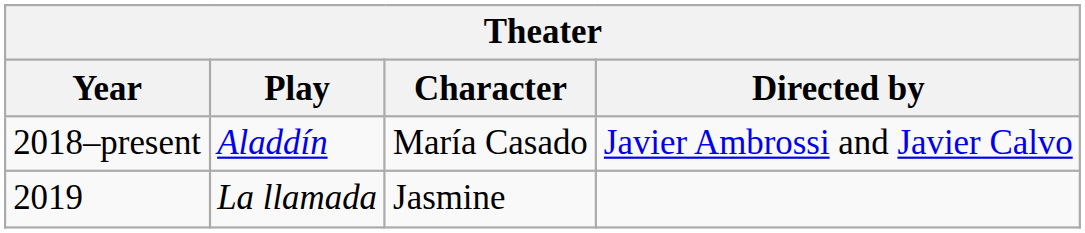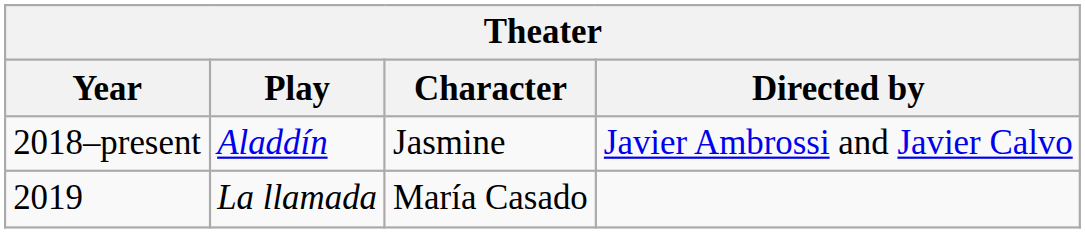(490, 142) María Casado -> (449, 142) Jasmine
(449, 198) Jasmine -> (490, 198) María Casado
